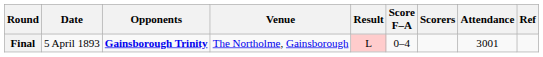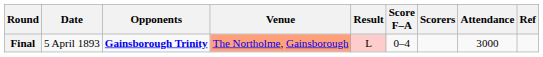(281, 43) no background -> (281, 43) lightsalmon background
(487, 43) 3001 -> (487, 43) 3000
